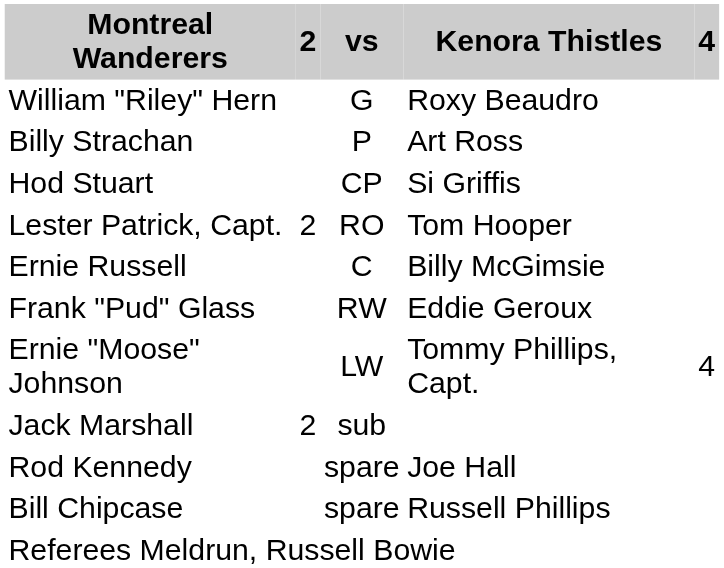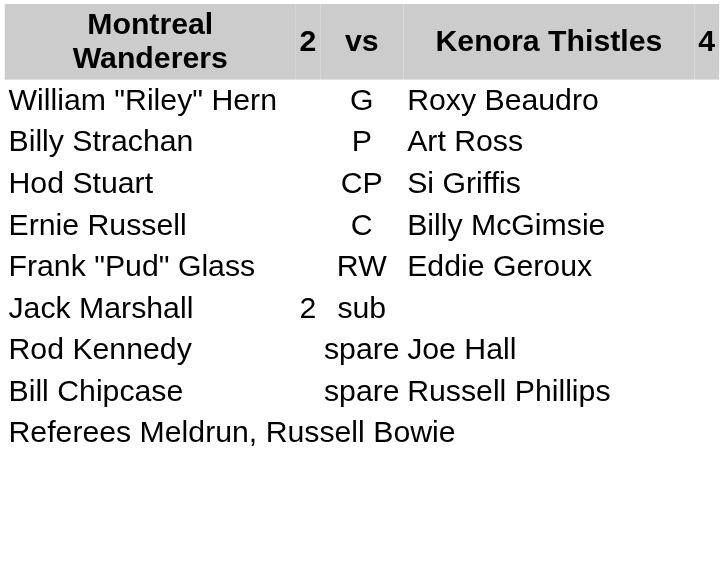- row: (145, 224)
- row: (104, 366)
